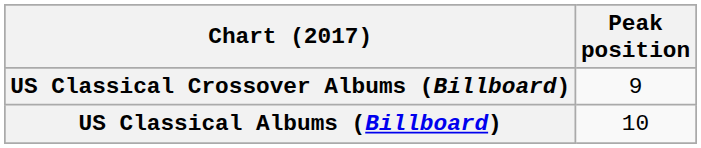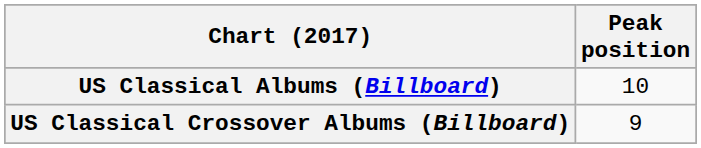rows swapped: (290, 124) <-> (290, 87)
